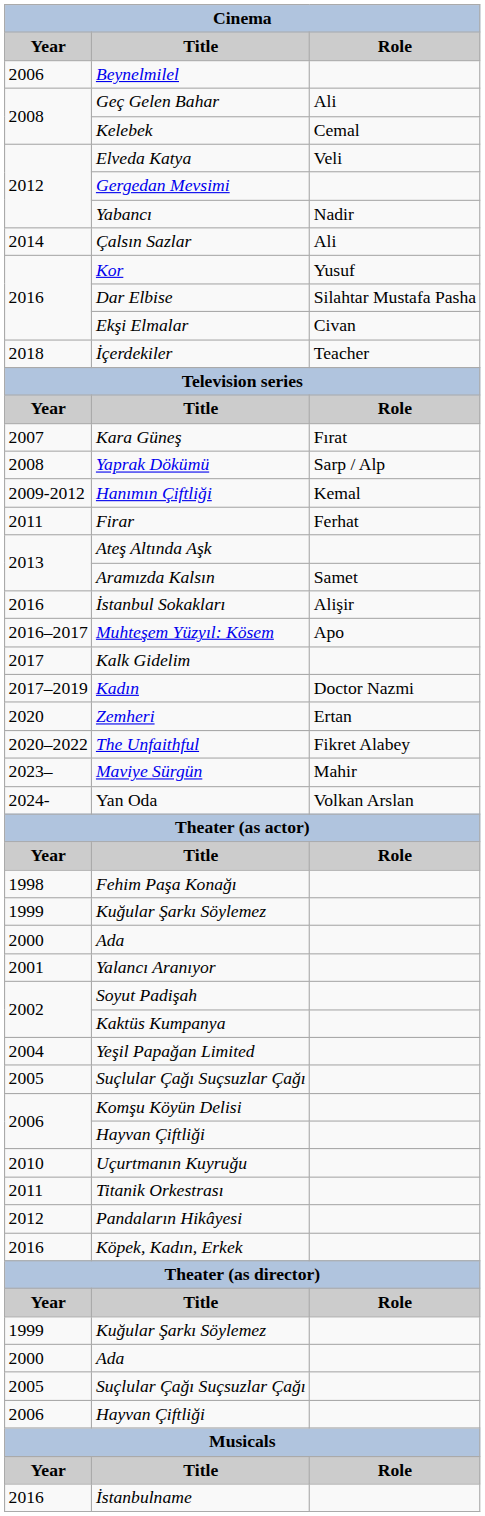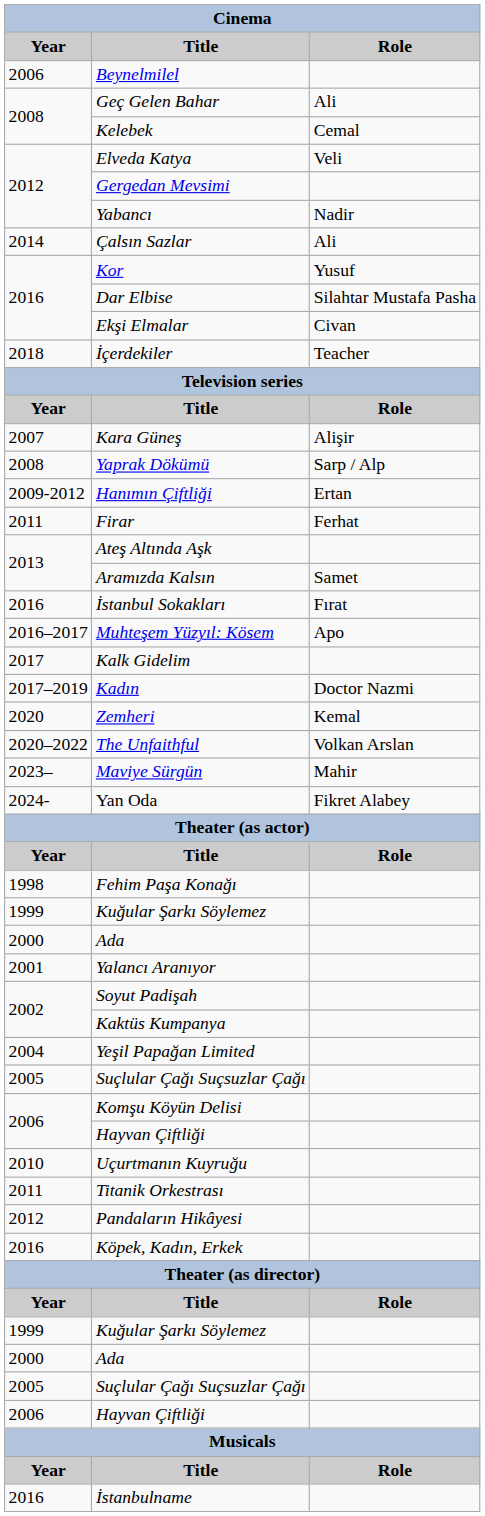(330, 437) Fırat -> (334, 437) Alişir
(337, 492) Kemal -> (333, 492) Ertan
(334, 604) Alişir -> (330, 604) Fırat
(333, 716) Ertan -> (337, 716) Kemal
(362, 744) Fikret Alabey -> (364, 744) Volkan Arslan
(364, 800) Volkan Arslan -> (362, 800) Fikret Alabey
